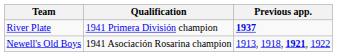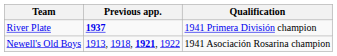columns swapped: (159, 12) <-> (283, 12)
